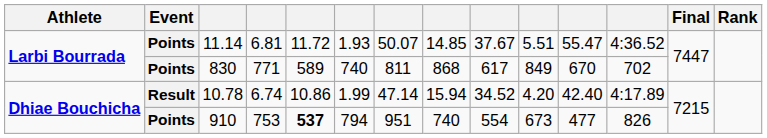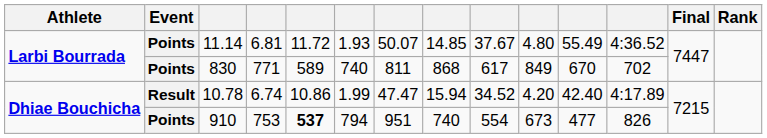(538, 44) 5.51 -> (538, 44) 4.80
(582, 44) 55.47 -> (582, 44) 55.49
(398, 95) 47.14 -> (398, 95) 47.47
